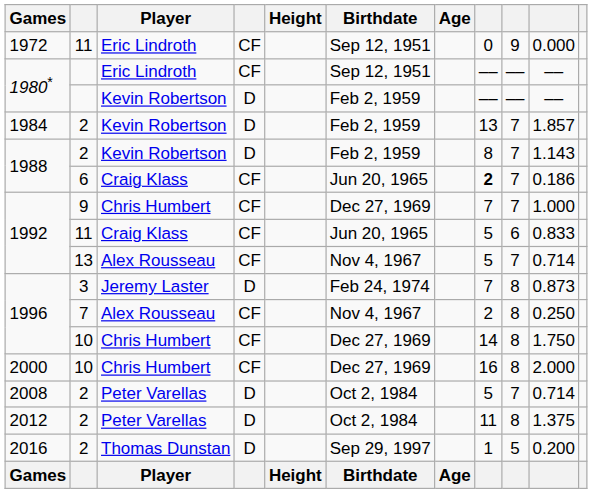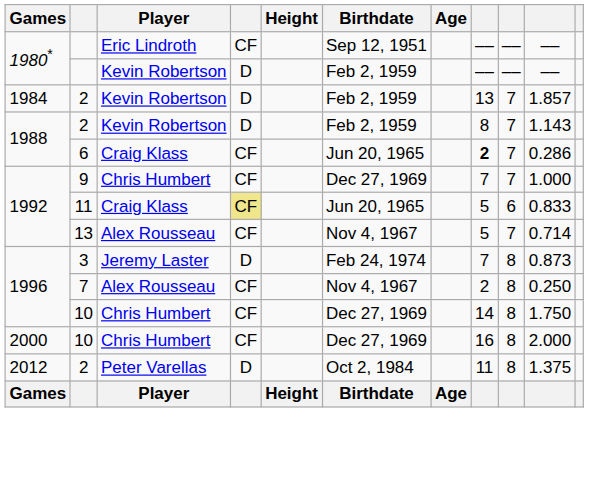- row: (28, 45)
(554, 179) 0.186 -> (550, 153) 0.286
(250, 233) no background -> (246, 206) khaki background
- row: (28, 394)
- row: (28, 448)
